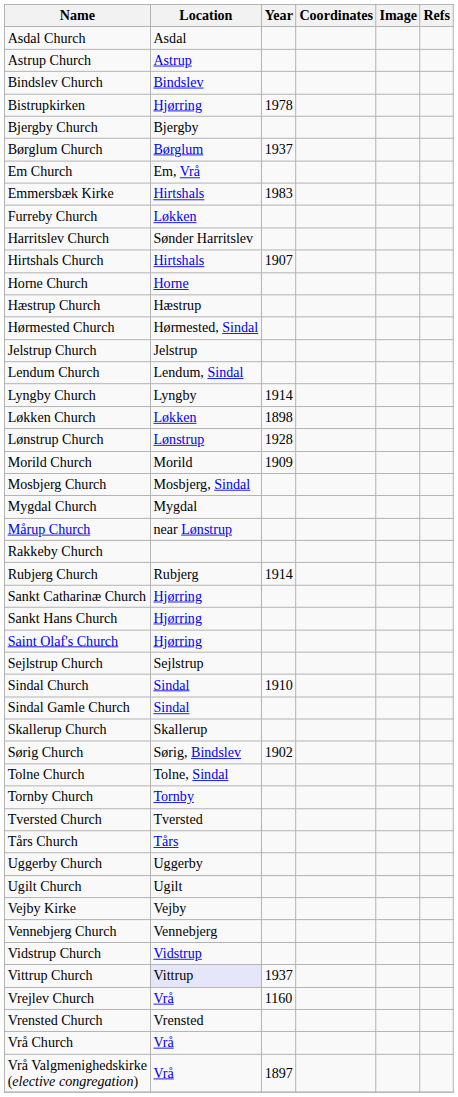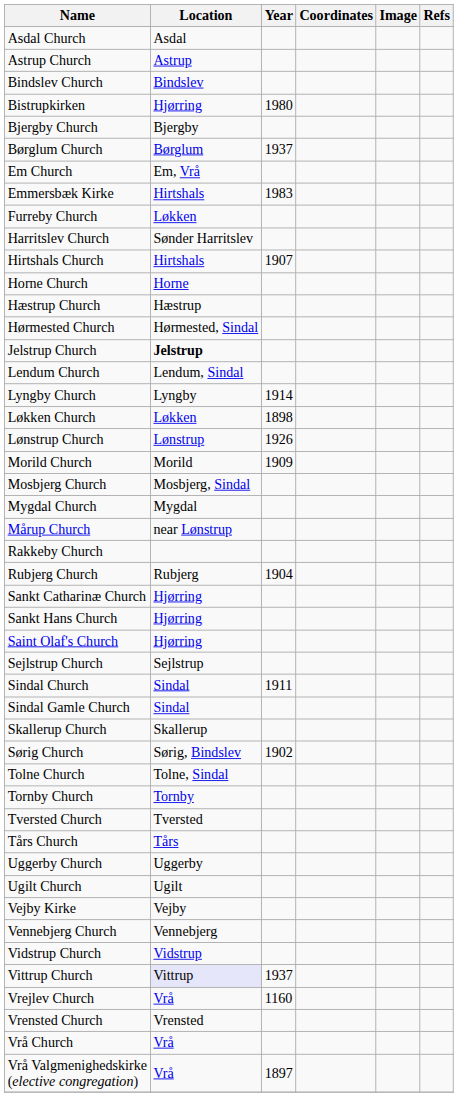(279, 104) 1978 -> (279, 104) 1980
(175, 350) normal -> (178, 350) bold
(279, 439) 1928 -> (279, 439) 1926
(279, 573) 1914 -> (279, 573) 1904
(279, 685) 1910 -> (279, 685) 1911
